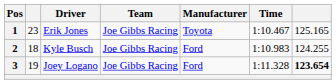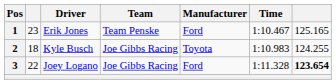(140, 31) Joe Gibbs Racing -> (131, 31) Team Penske
(197, 31) Toyota -> (193, 31) Ford
(193, 48) Ford -> (197, 48) Toyota
(33, 66) 19 -> (33, 66) 22
